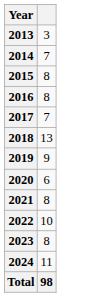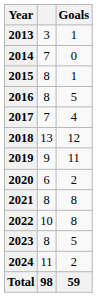+ column: (74, 14)
